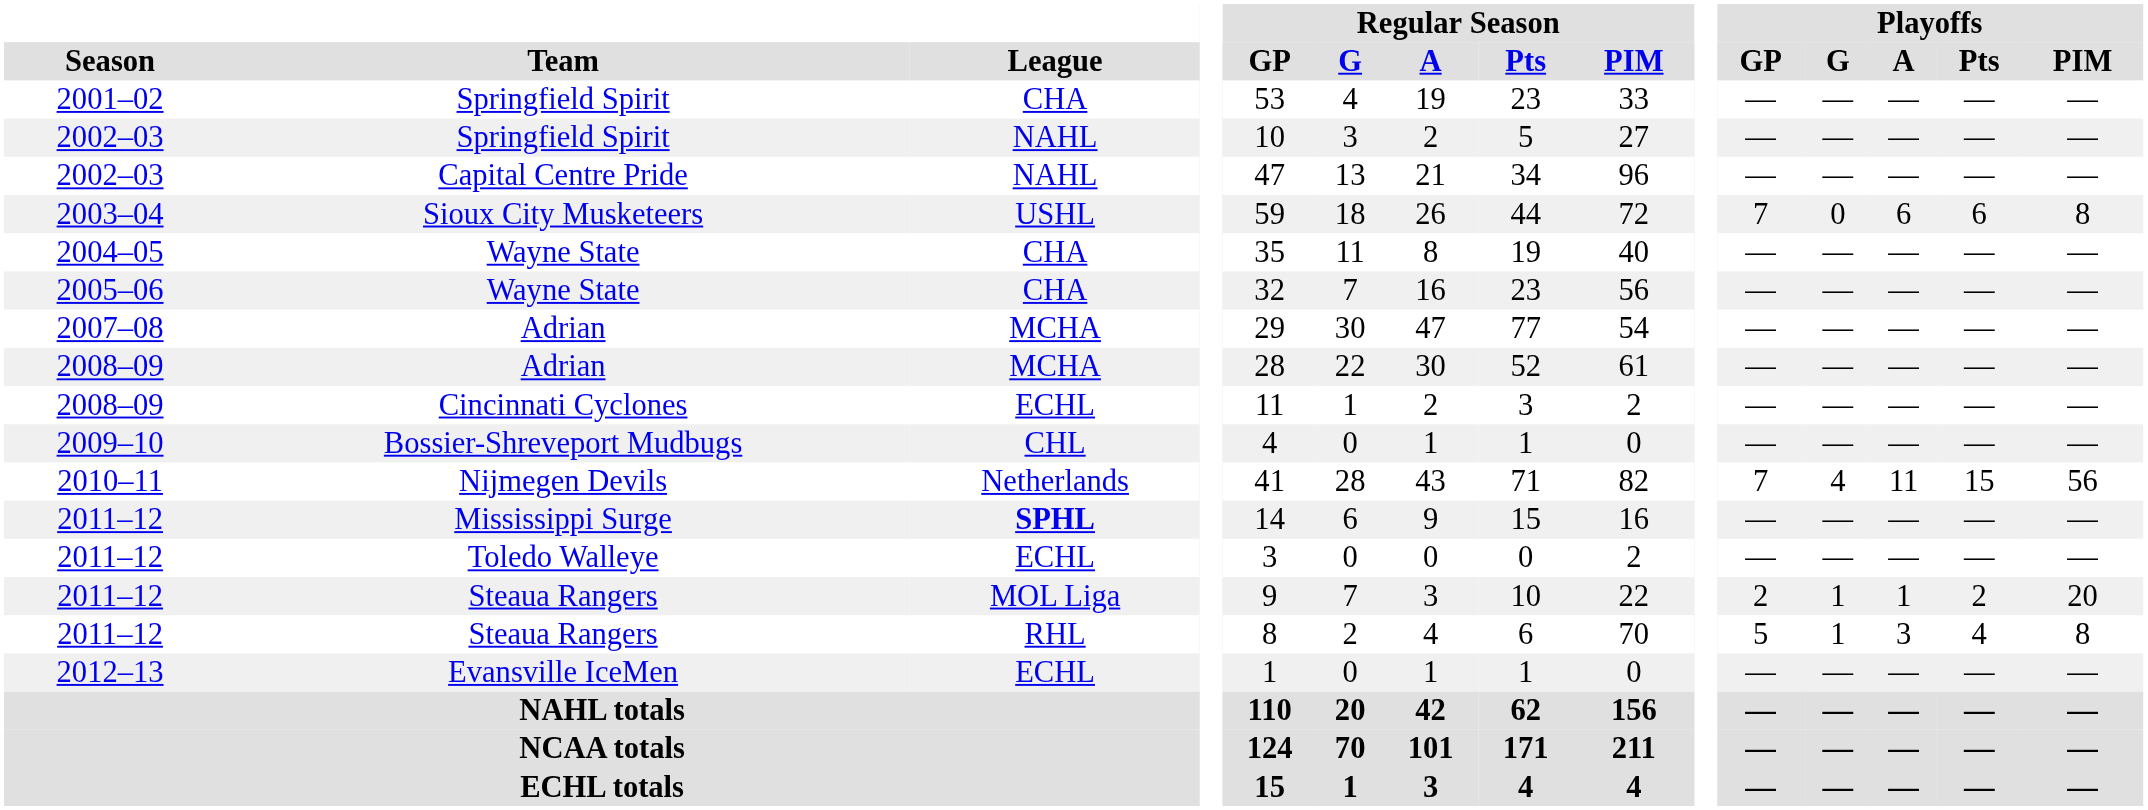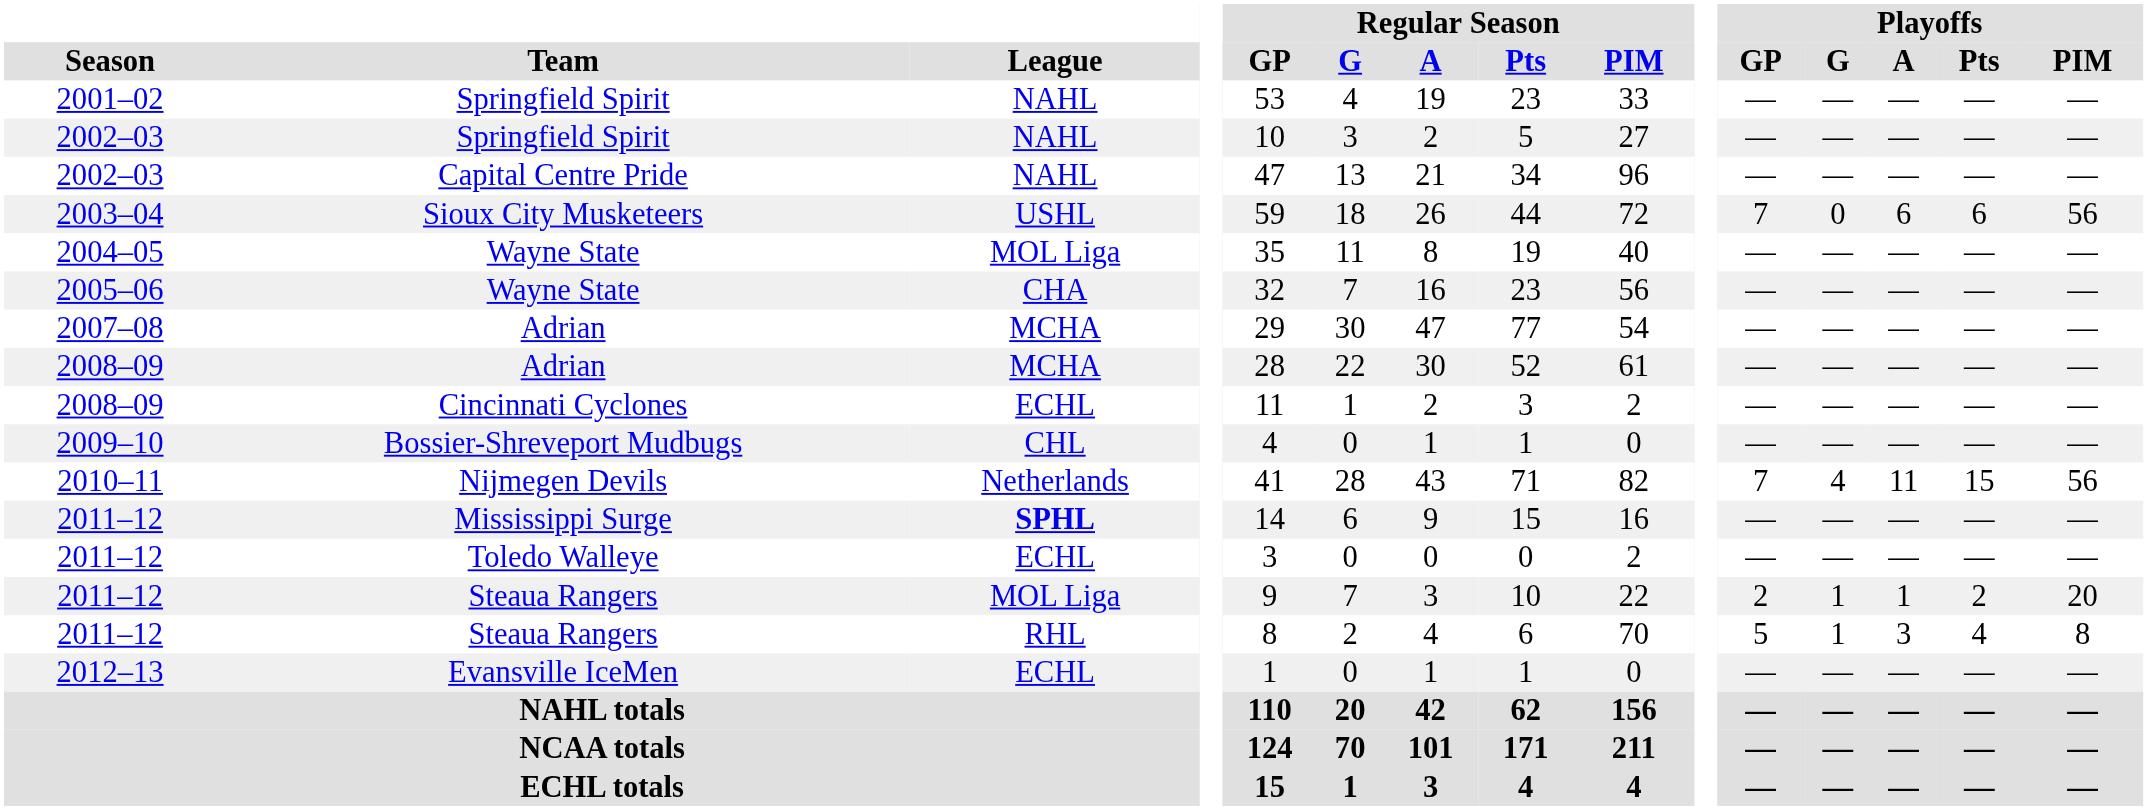(1055, 99) CHA -> (1055, 99) NAHL
(2083, 213) 8 -> (2083, 213) 56
(1055, 251) CHA -> (1055, 251) MOL Liga
